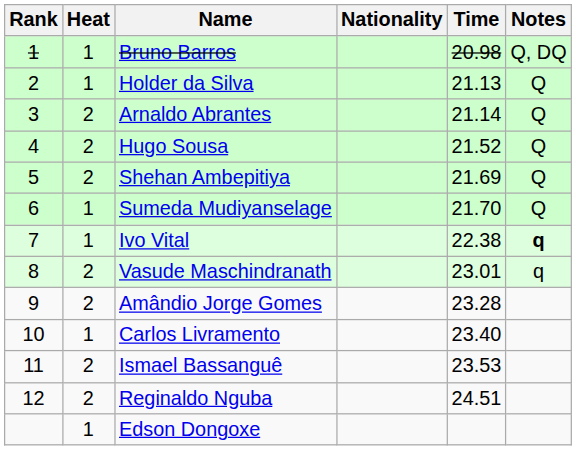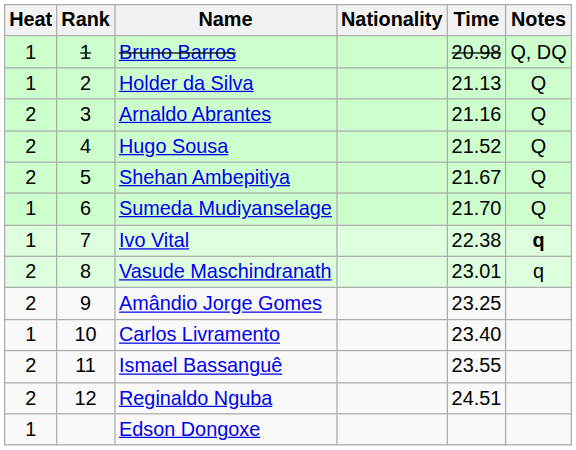columns swapped: (33, 20) <-> (88, 20)
(476, 114) 21.14 -> (476, 114) 21.16
(476, 177) 21.69 -> (476, 177) 21.67
(476, 303) 23.28 -> (476, 303) 23.25
(476, 366) 23.53 -> (476, 366) 23.55
